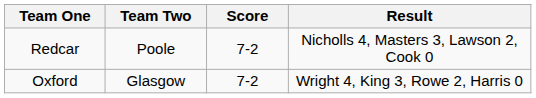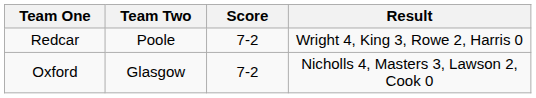(409, 48) Nicholls 4, Masters 3, Lawson 2, Cook 0 -> (409, 40) Wright 4, King 3, Rowe 2, Harris 0
(409, 81) Wright 4, King 3, Rowe 2, Harris 0 -> (409, 72) Nicholls 4, Masters 3, Lawson 2, Cook 0
